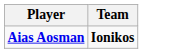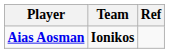+ column: (151, 15)
